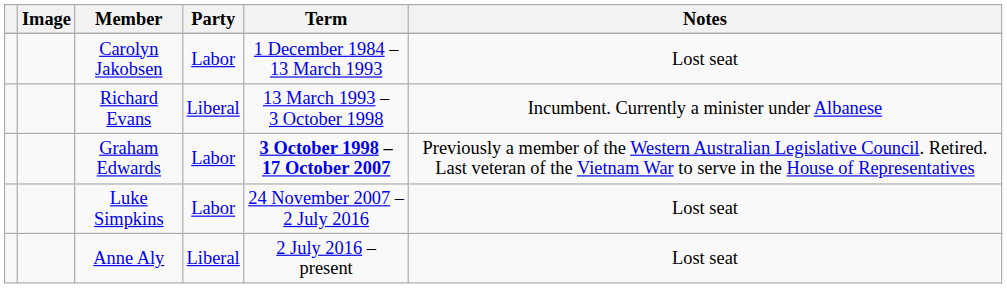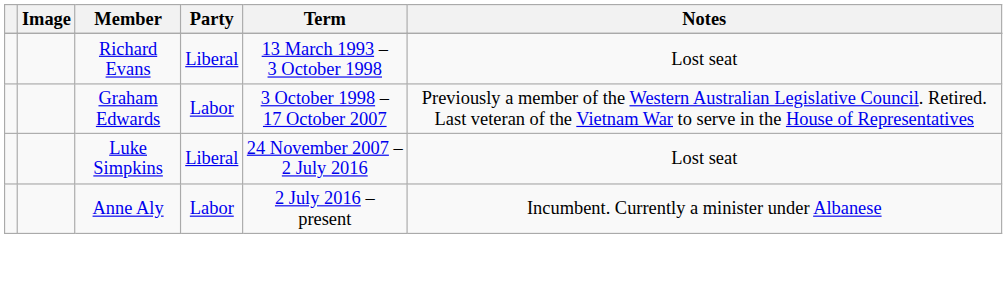- row: (129, 58)
(705, 108) Incumbent. Currently a minister under Albanese -> (704, 58) Lost seat
(326, 158) bold -> (325, 108) normal
(213, 208) Labor -> (212, 158) Liberal
(213, 258) Liberal -> (212, 208) Labor
(705, 258) Lost seat -> (704, 208) Incumbent. Currently a minister under Albanese
